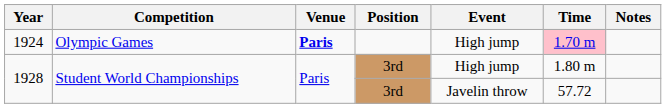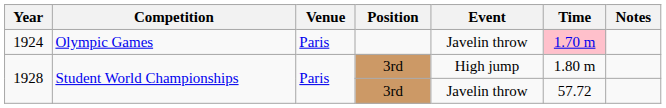(316, 41) bold -> (314, 41) normal
(487, 41) High jump -> (487, 41) Javelin throw
